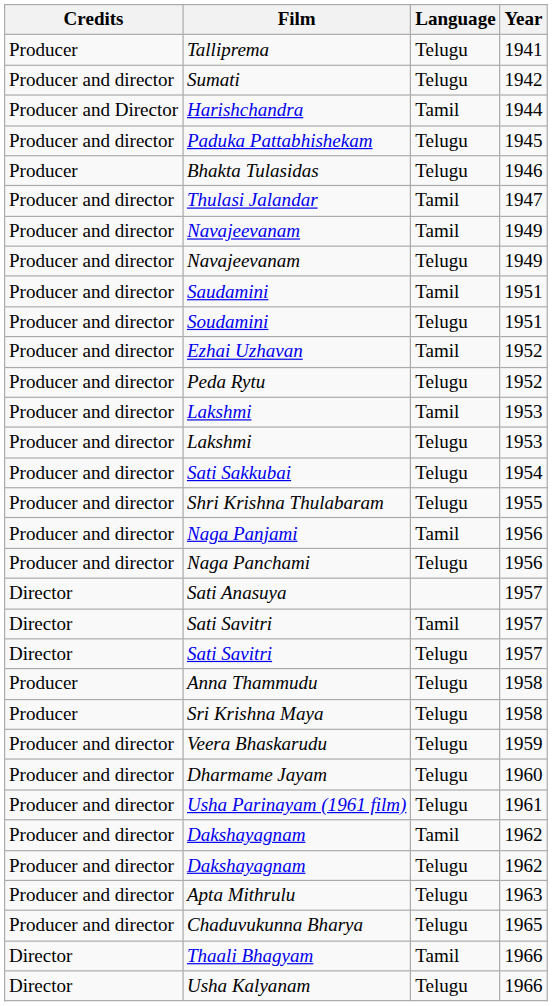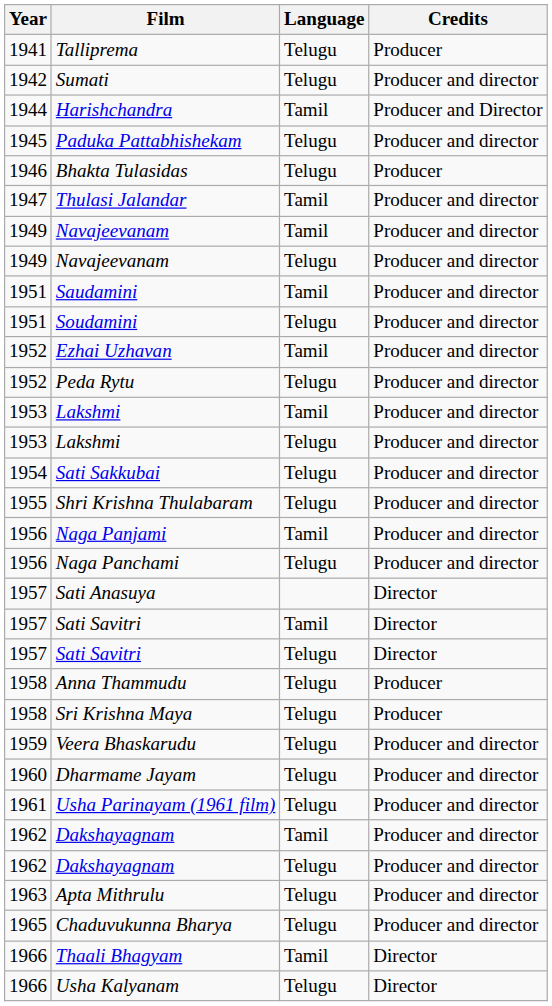columns swapped: (523, 19) <-> (94, 19)
